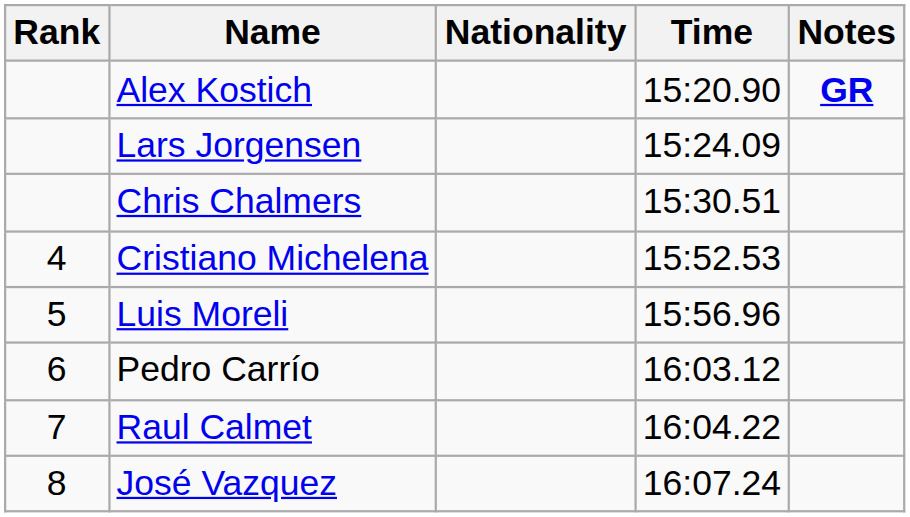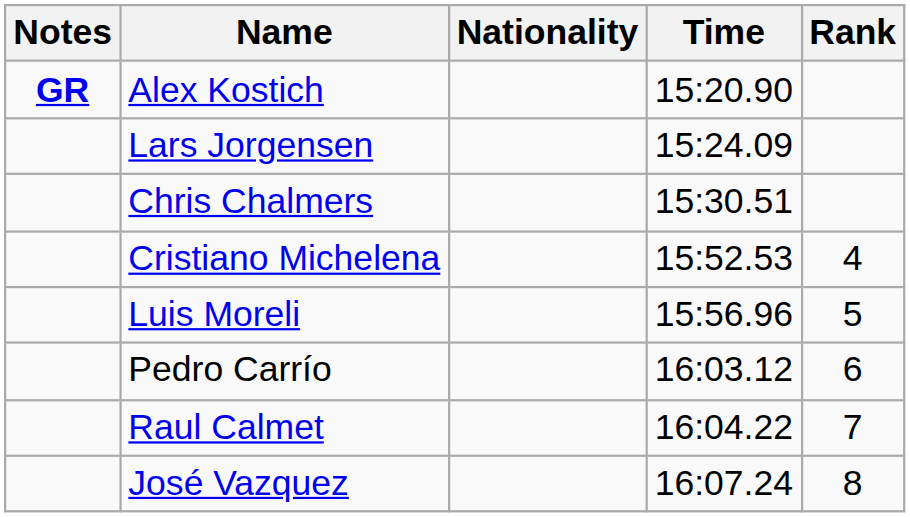columns swapped: (57, 32) <-> (847, 32)
